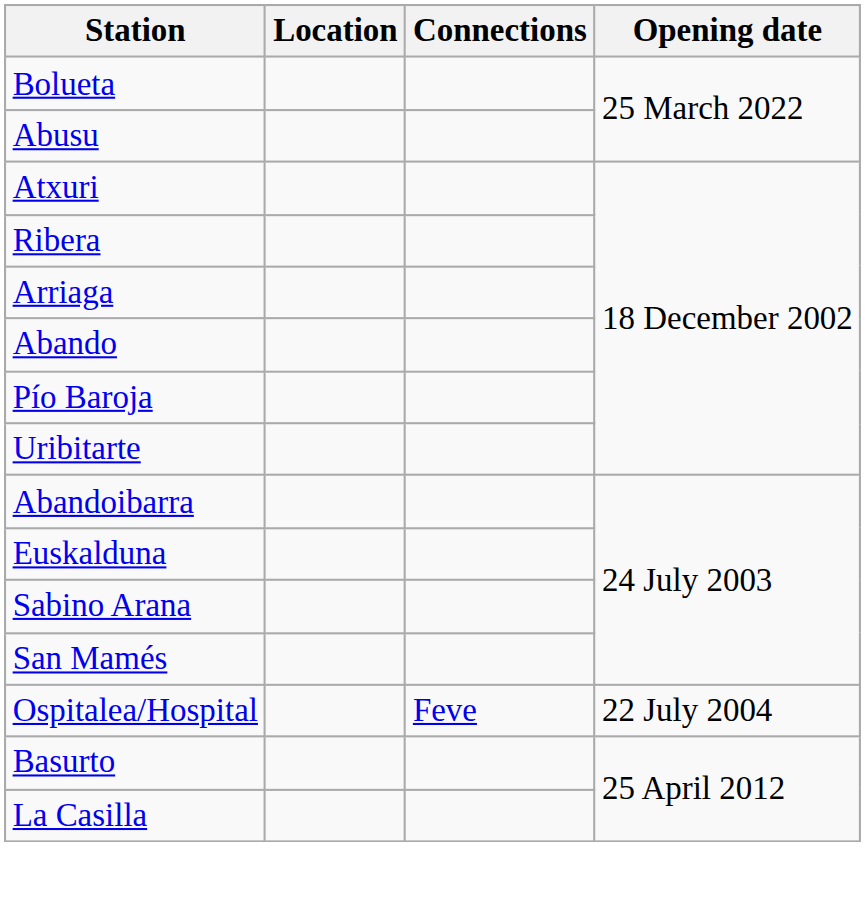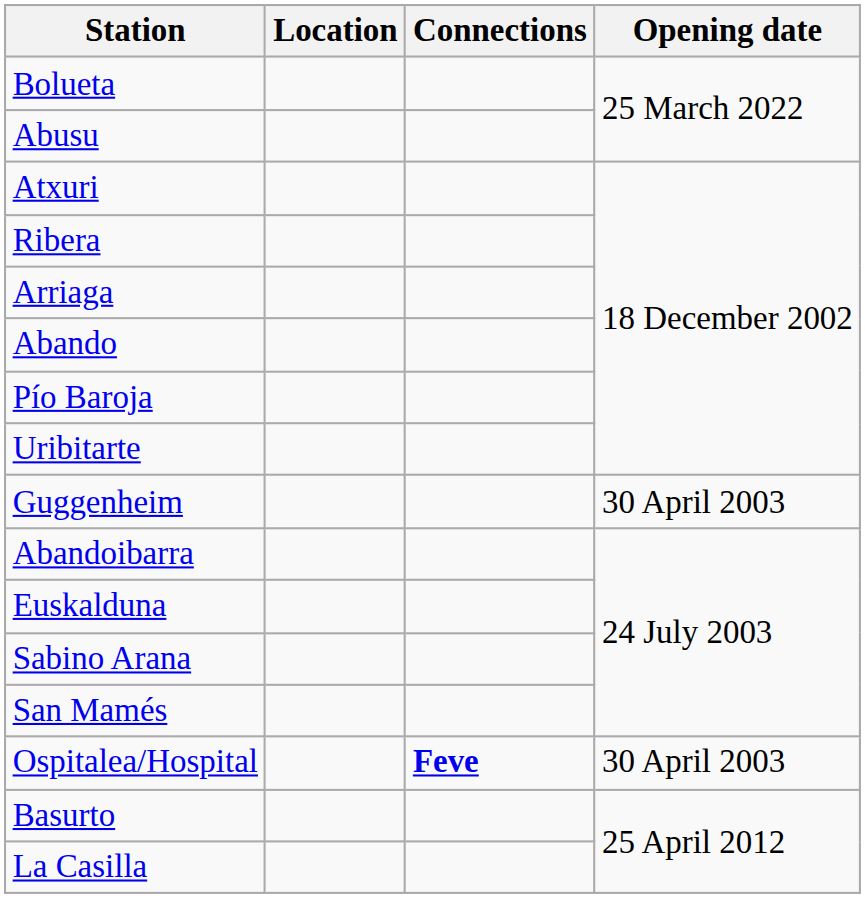+ row: (98, 501)
(445, 710) normal -> (446, 762) bold
(687, 710) 22 July 2004 -> (694, 762) 30 April 2003
